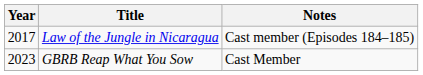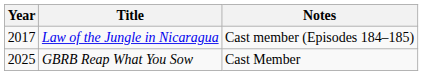(22, 59) 2023 -> (22, 59) 2025
